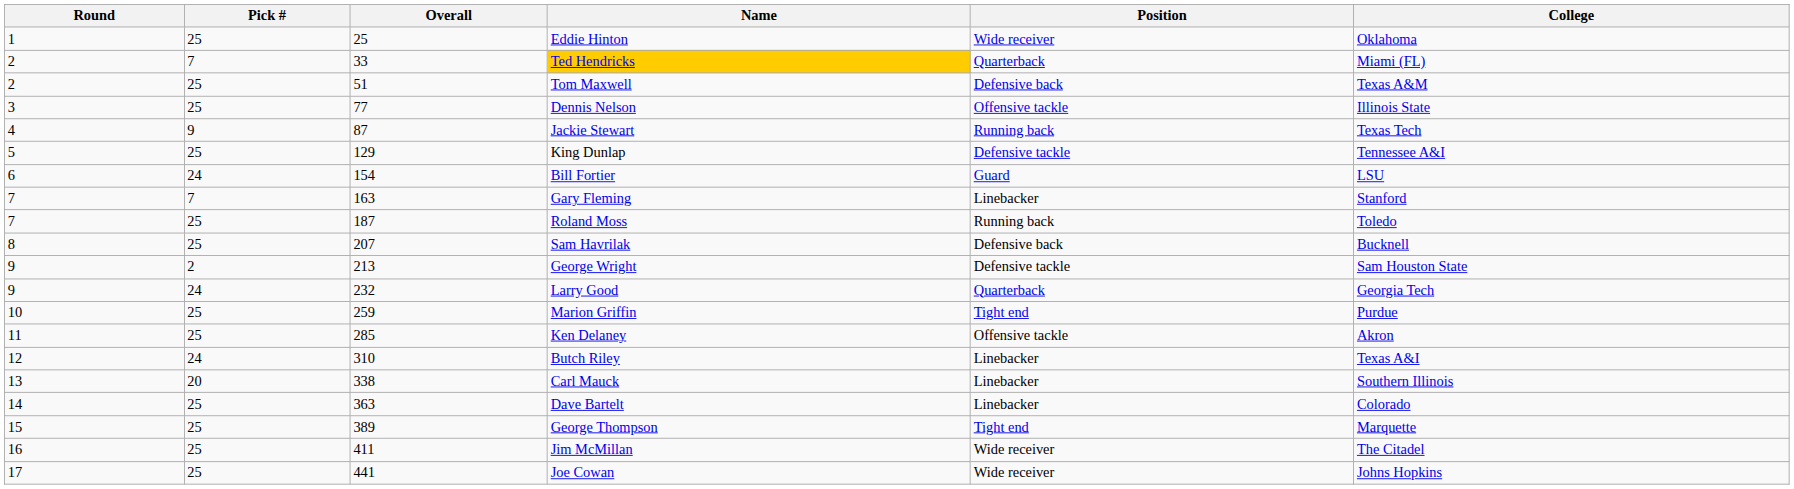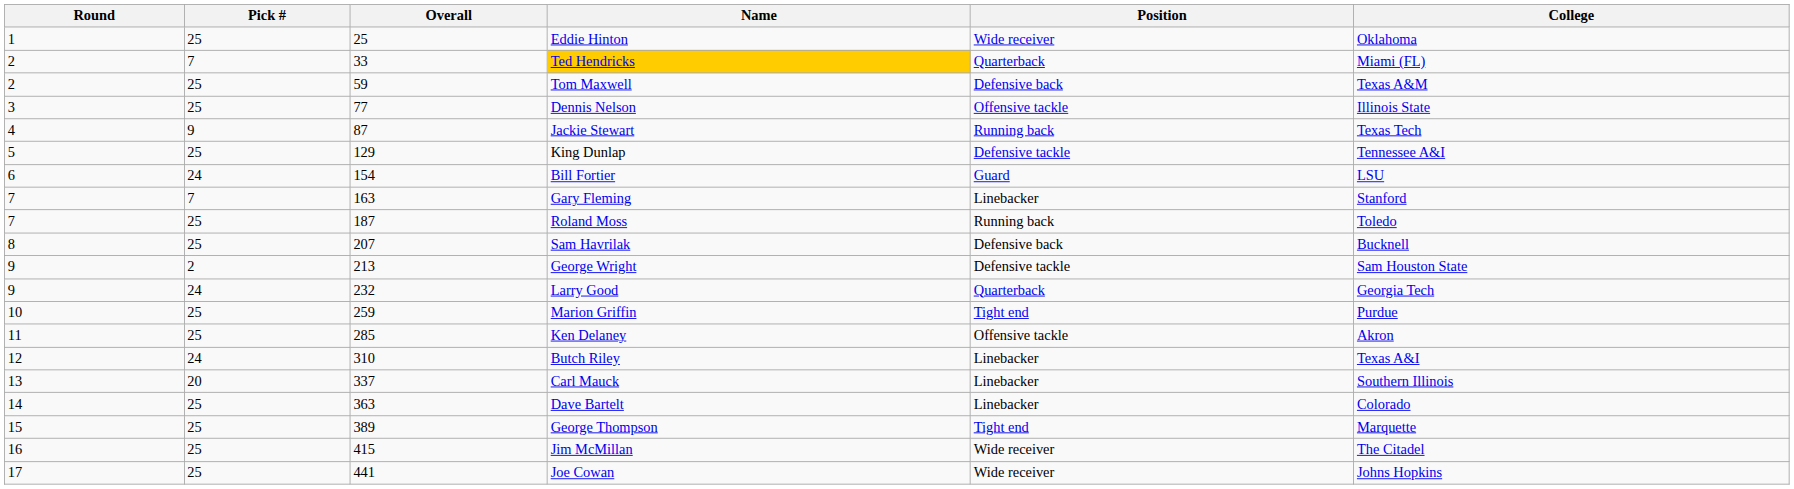(361, 84) 51 -> (361, 84) 59
(364, 381) 338 -> (364, 381) 337
(364, 449) 411 -> (364, 449) 415
